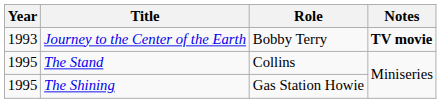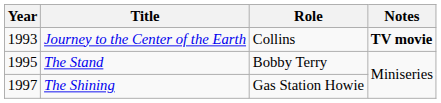(290, 39) Bobby Terry -> (274, 39) Collins
(274, 62) Collins -> (290, 62) Bobby Terry
(23, 86) 1995 -> (23, 86) 1997
